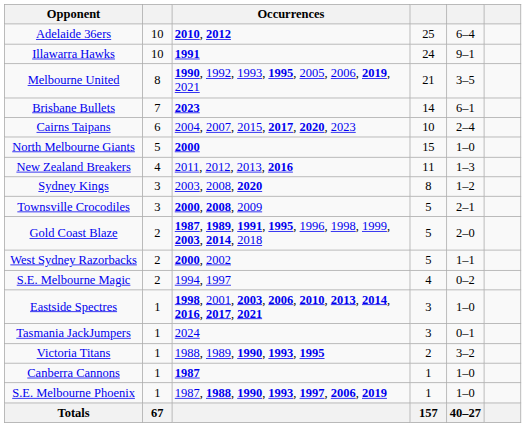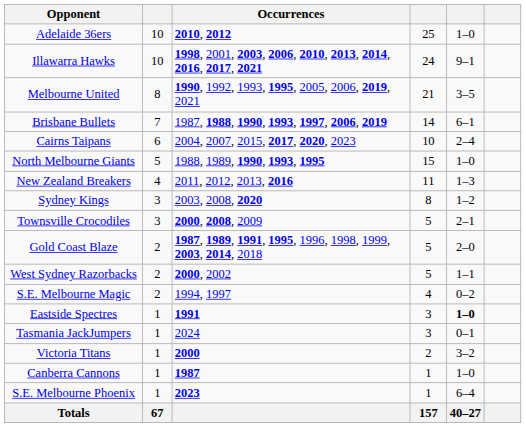(465, 34) 6–4 -> (465, 34) 1–0
(187, 53) 1991 -> (282, 61) 1998, 2001, 2003, 2006, 2010, 2013, 2014, 2016, 2017, 2021
(187, 107) 2023 -> (281, 121) 1987, 1988, 1990, 1993, 1997, 2006, 2019
(187, 147) 2000 -> (250, 161) 1988, 1989, 1990, 1993, 1995
(282, 306) 1998, 2001, 2003, 2006, 2010, 2013, 2014, 2016, 2017, 2021 -> (187, 313) 1991
(465, 306) normal -> (465, 313) bold
(250, 353) 1988, 1989, 1990, 1993, 1995 -> (187, 353) 2000
(281, 392) 1987, 1988, 1990, 1993, 1997, 2006, 2019 -> (187, 392) 2023
(465, 392) 1–0 -> (465, 392) 6–4
